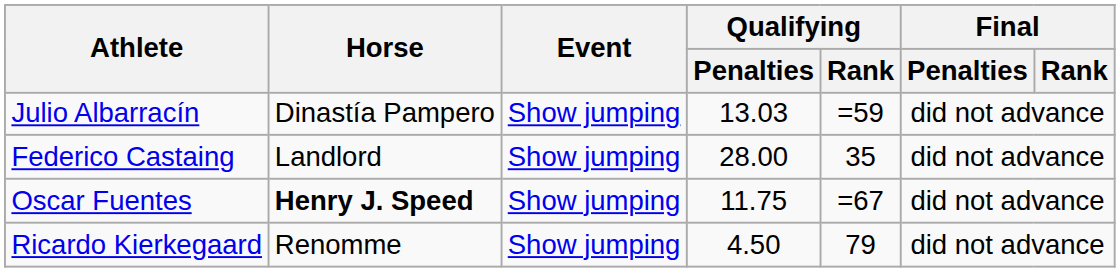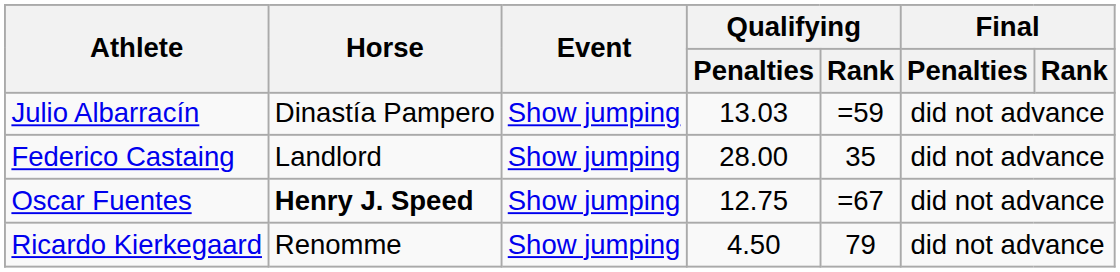(754, 201) 11.75 -> (754, 201) 12.75
